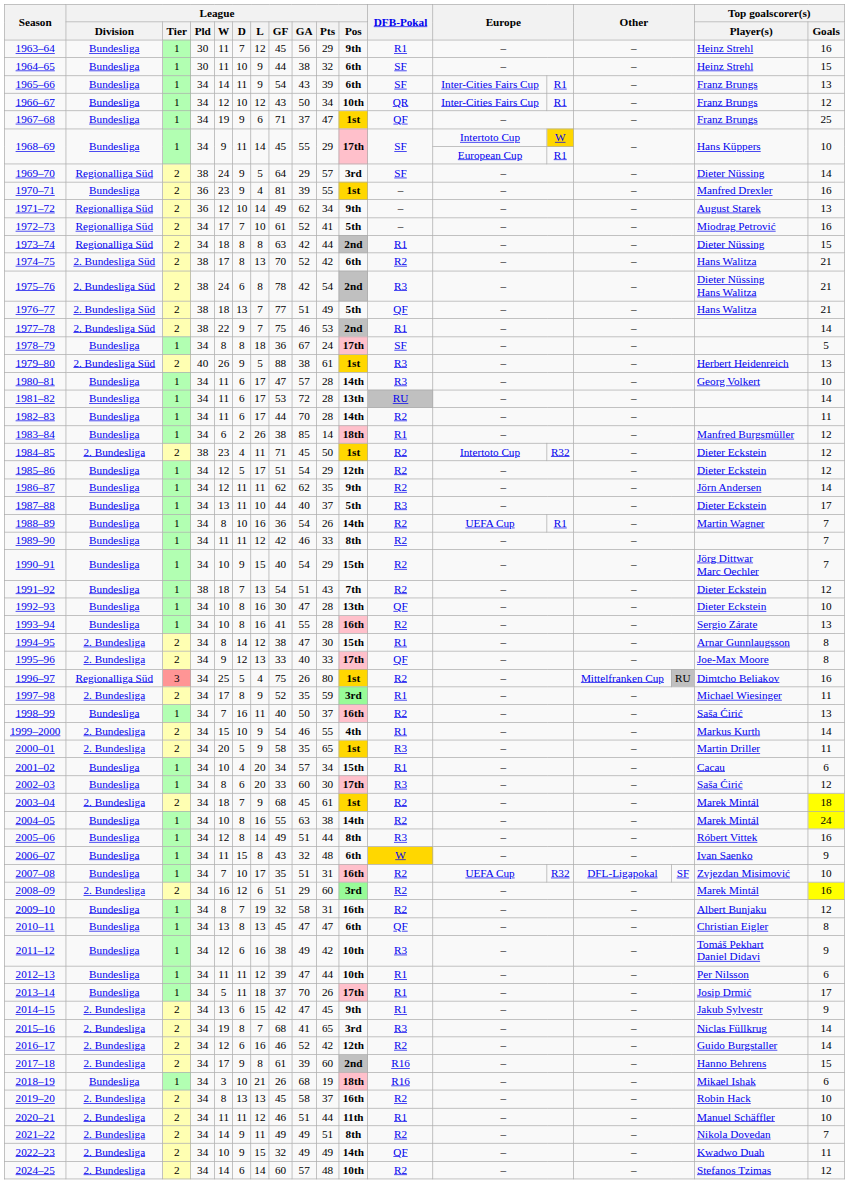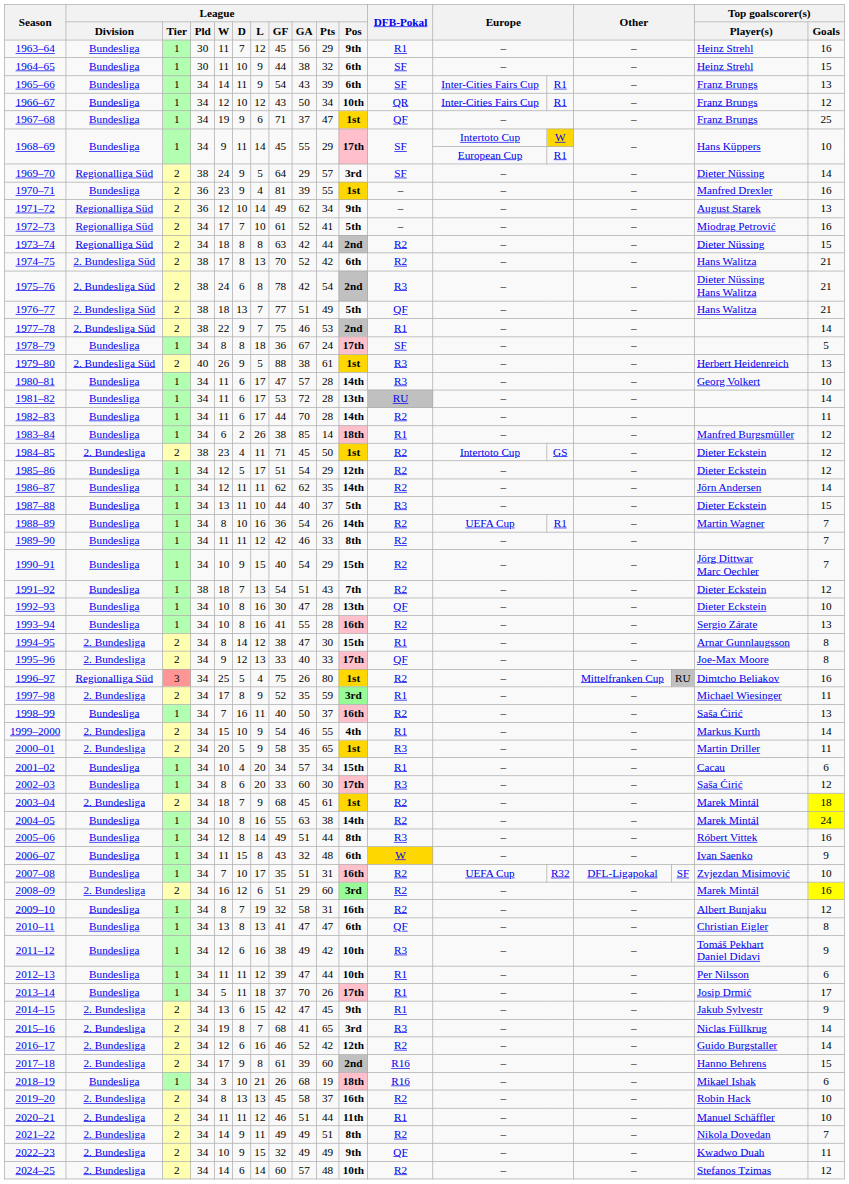(401, 244) R1 -> (401, 244) R2
(560, 452) R32 -> (560, 452) GS
(353, 487) 9th -> (353, 487) 14th
(826, 505) 17 -> (826, 505) 15
(281, 926) 45 -> (281, 926) 41
(353, 1152) 14th -> (353, 1152) 9th
